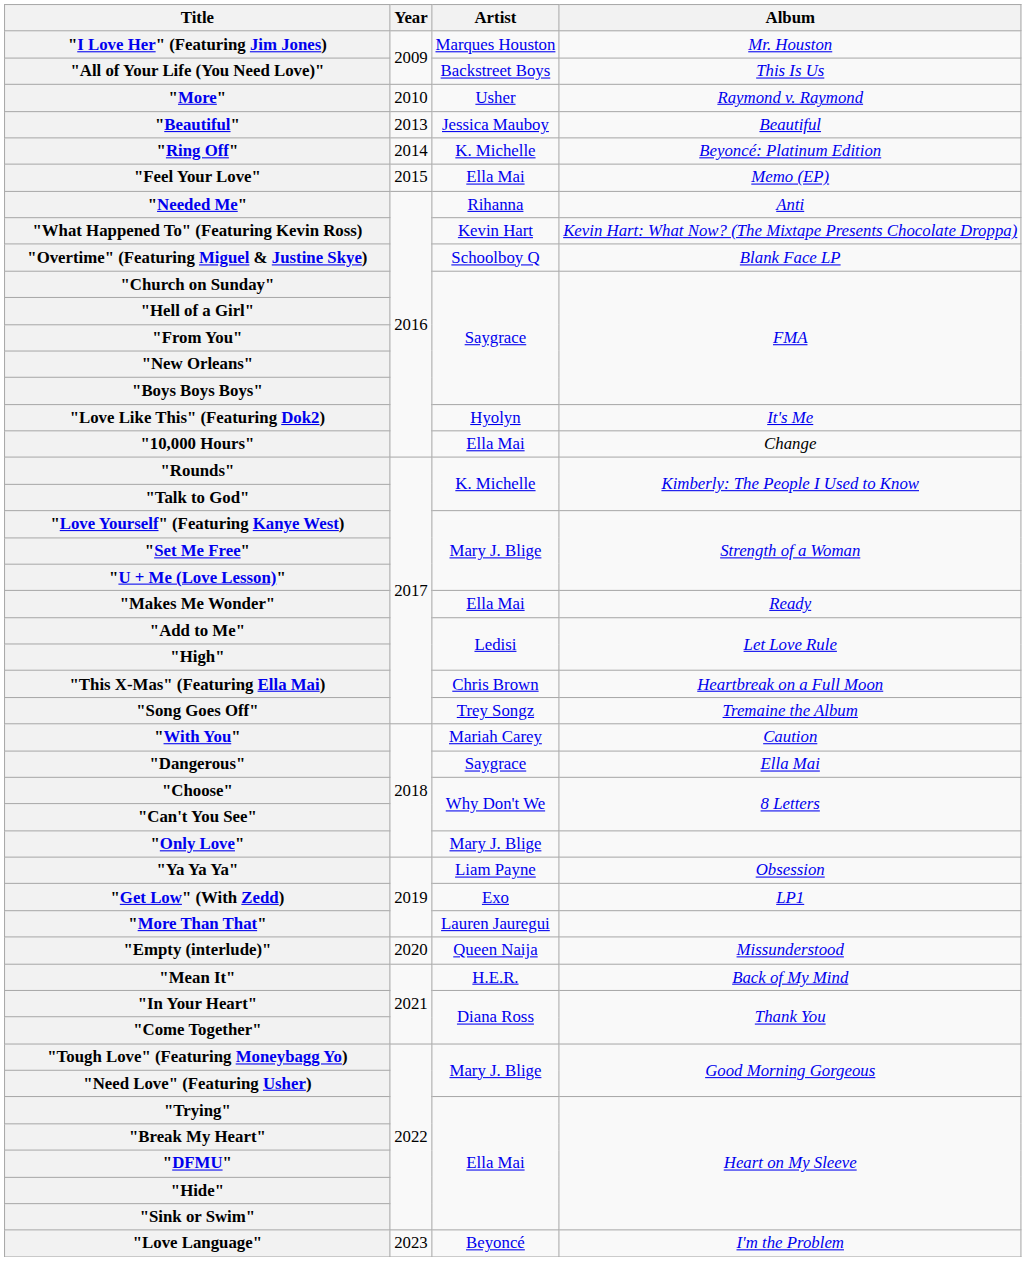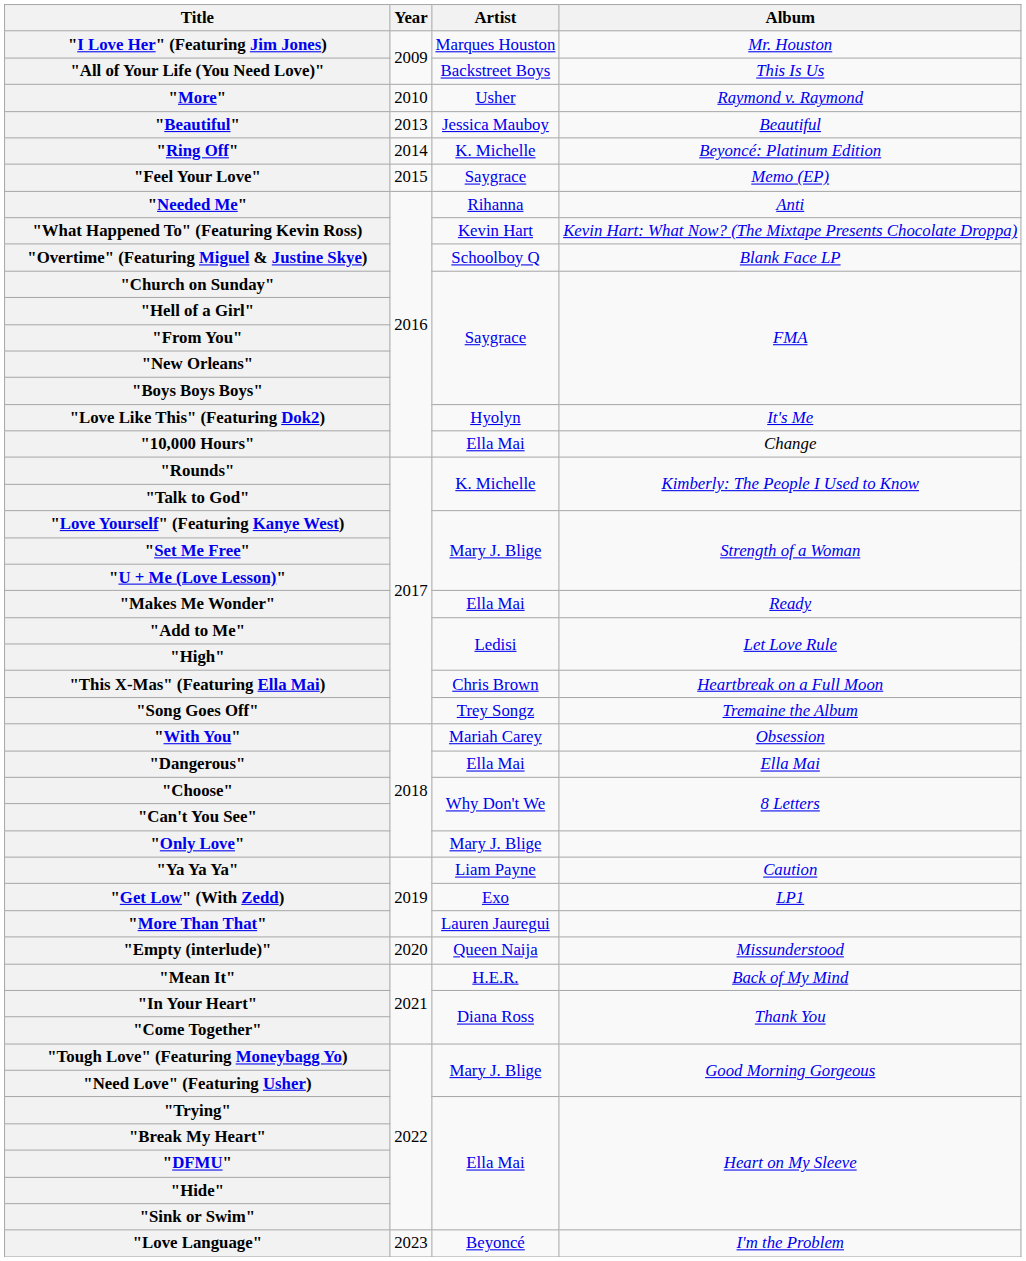(495, 177) Ella Mai -> (495, 177) Saygrace
(790, 737) Caution -> (790, 737) Obsession
(495, 763) Saygrace -> (495, 763) Ella Mai
(790, 870) Obsession -> (790, 870) Caution
